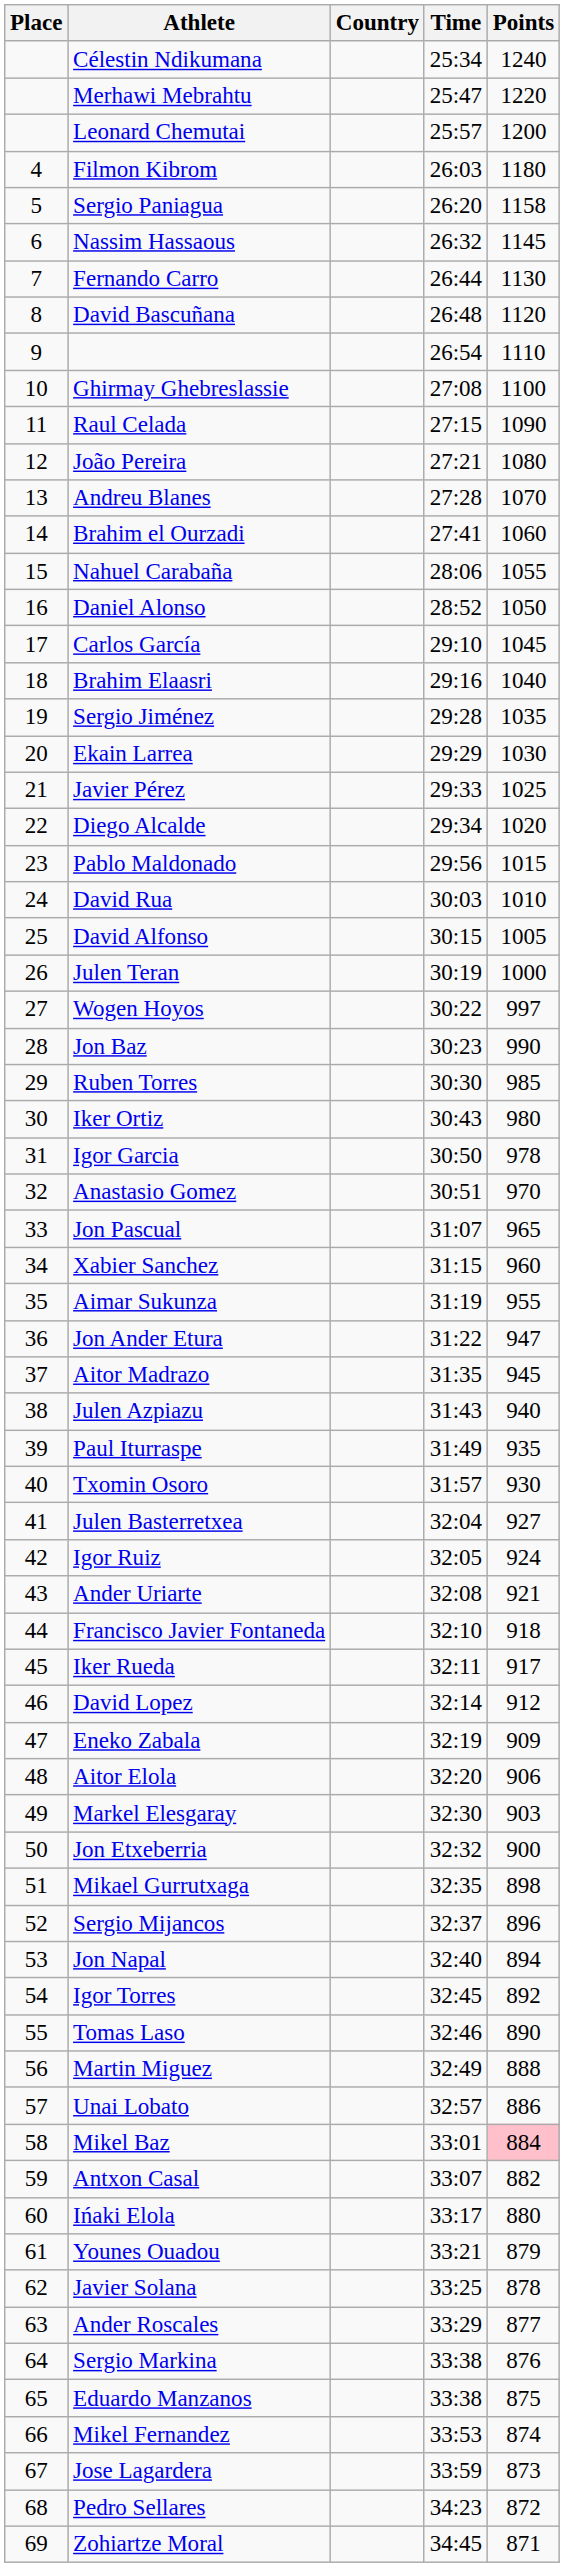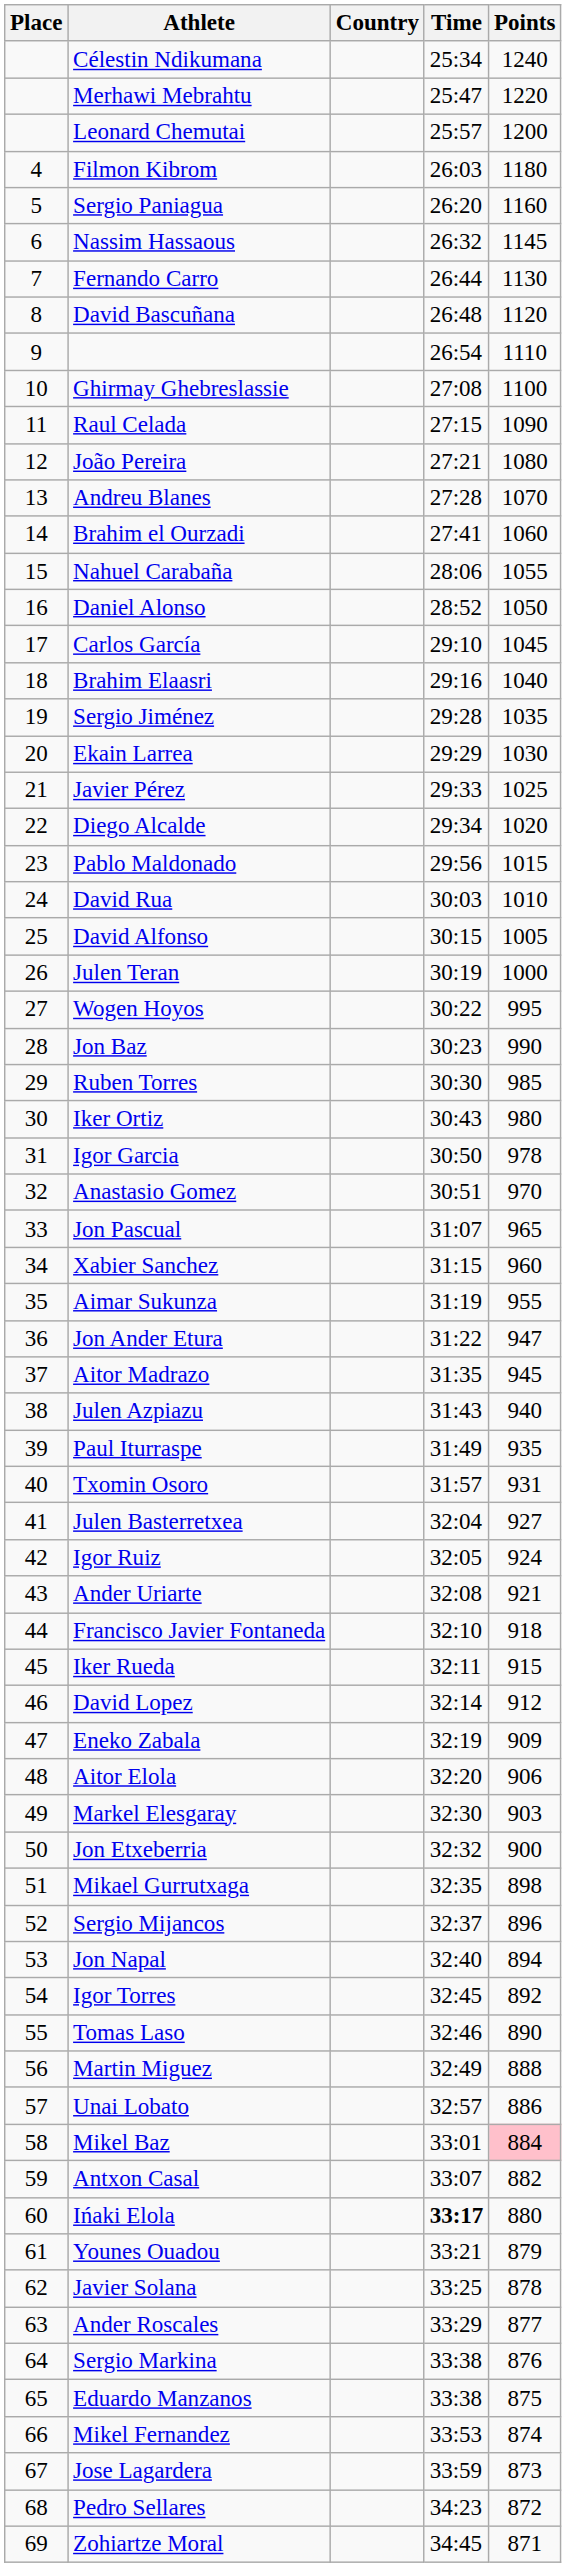(523, 205) 1158 -> (525, 205) 1160
(523, 1009) 997 -> (525, 1009) 995
(523, 1484) 930 -> (525, 1484) 931
(523, 1667) 917 -> (525, 1667) 915
(456, 2215) normal -> (457, 2215) bold
